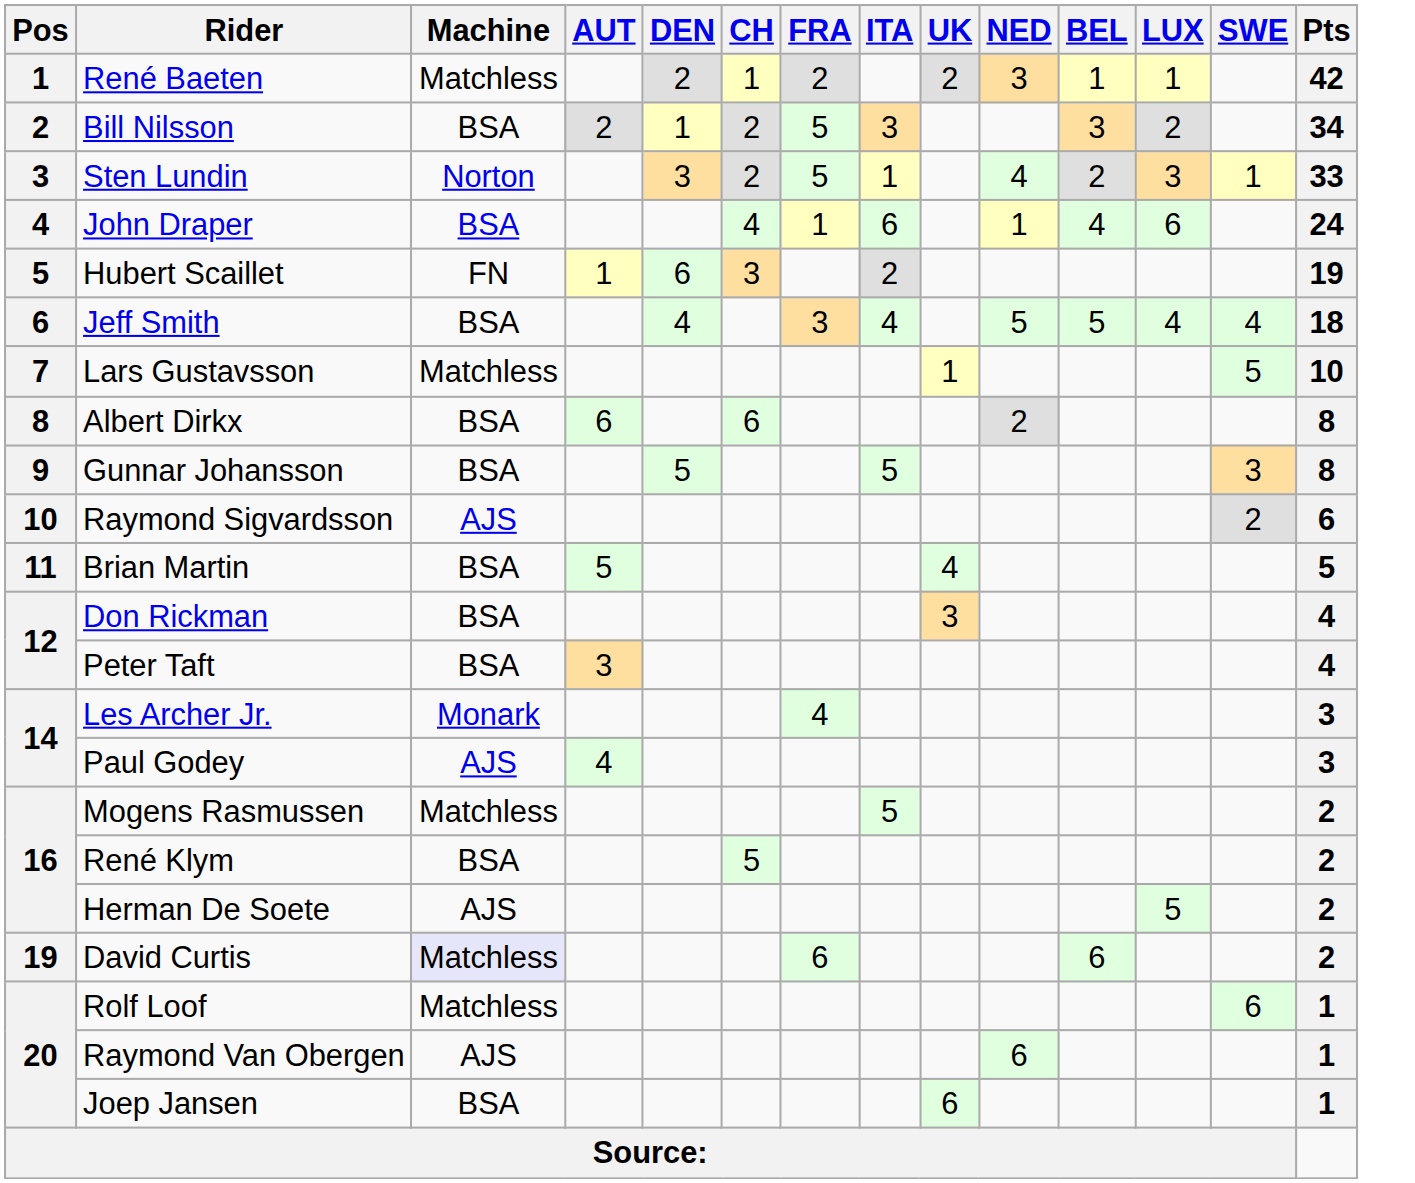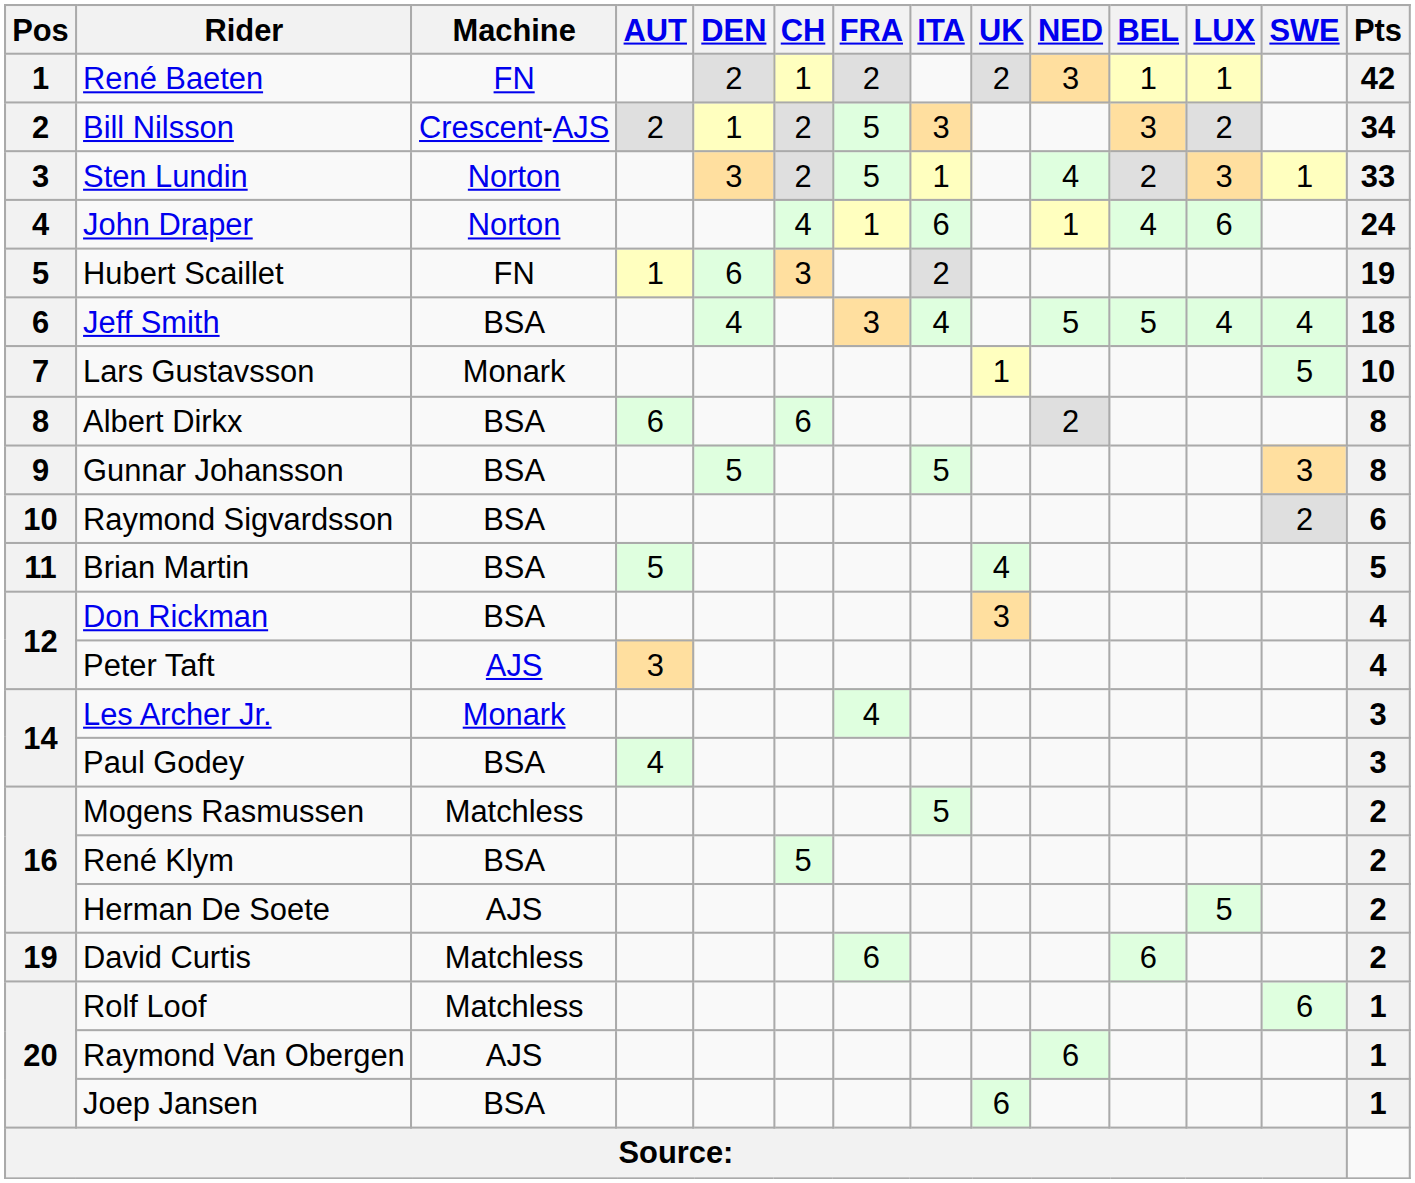(488, 78) Matchless -> (514, 78) FN
(488, 127) BSA -> (514, 127) Crescent-AJS
(488, 225) BSA -> (514, 225) Norton
(488, 372) Matchless -> (514, 372) Monark
(488, 518) AJS -> (514, 518) BSA
(488, 665) BSA -> (514, 665) AJS
(488, 762) AJS -> (514, 762) BSA
(488, 958) lavender background -> (514, 958) no background
